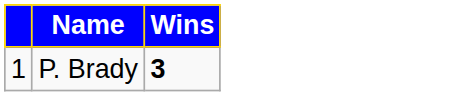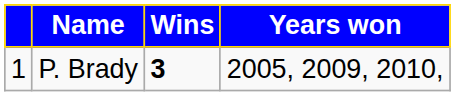+ column: (335, 25)
